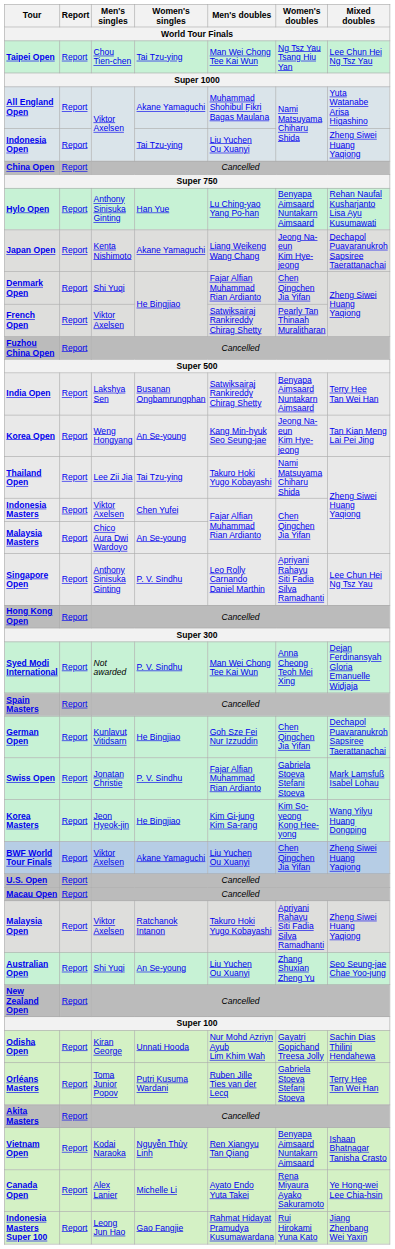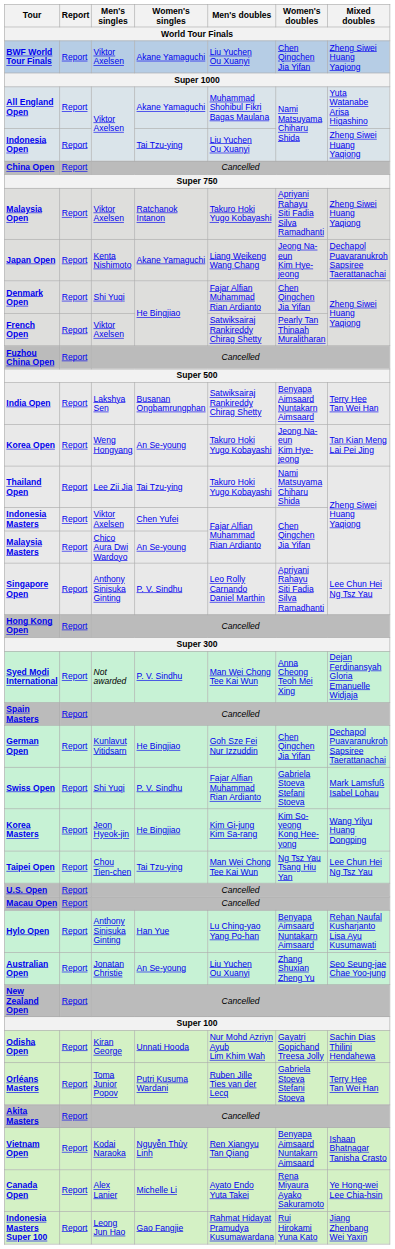rows swapped: (29, 857) <-> (31, 57)
rows swapped: (24, 926) <-> (28, 208)
(238, 435) Kang Min-hyuk Seo Seung-jae -> (241, 445) Takuro Hoki Yugo Kobayashi
(109, 778) Jonatan Christie -> (109, 788) Shi Yuqi
(109, 968) Shi Yuqi -> (109, 968) Jonatan Christie
